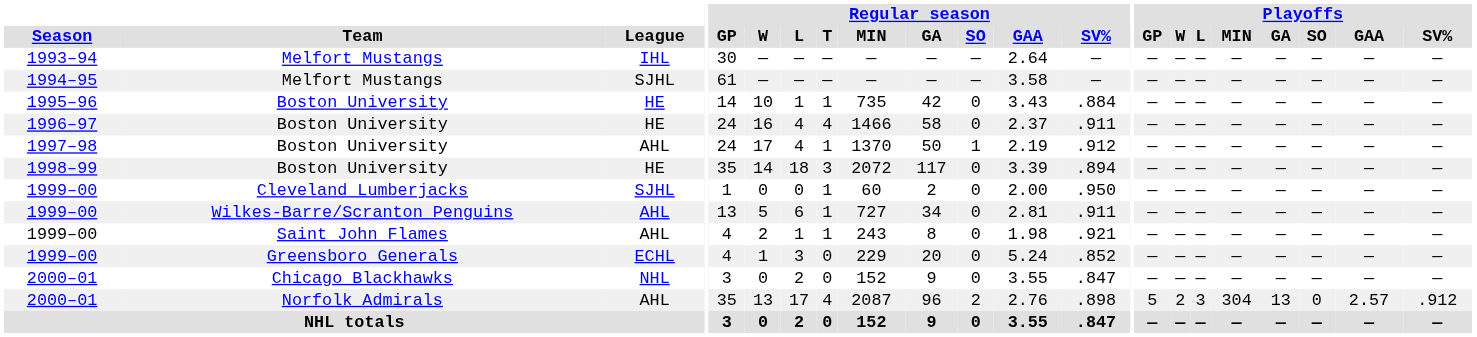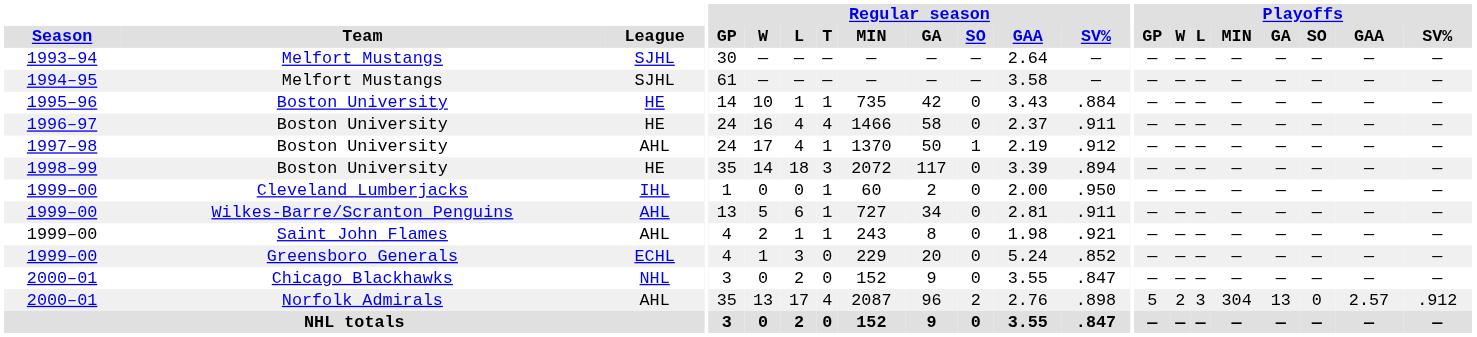(655, 59) IHL -> (655, 59) SJHL
(655, 190) SJHL -> (655, 190) IHL
